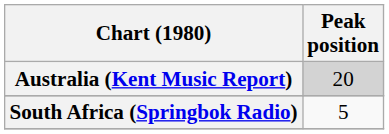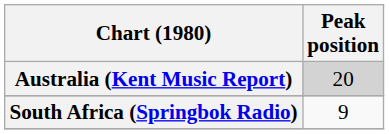(343, 111) 5 -> (343, 111) 9
